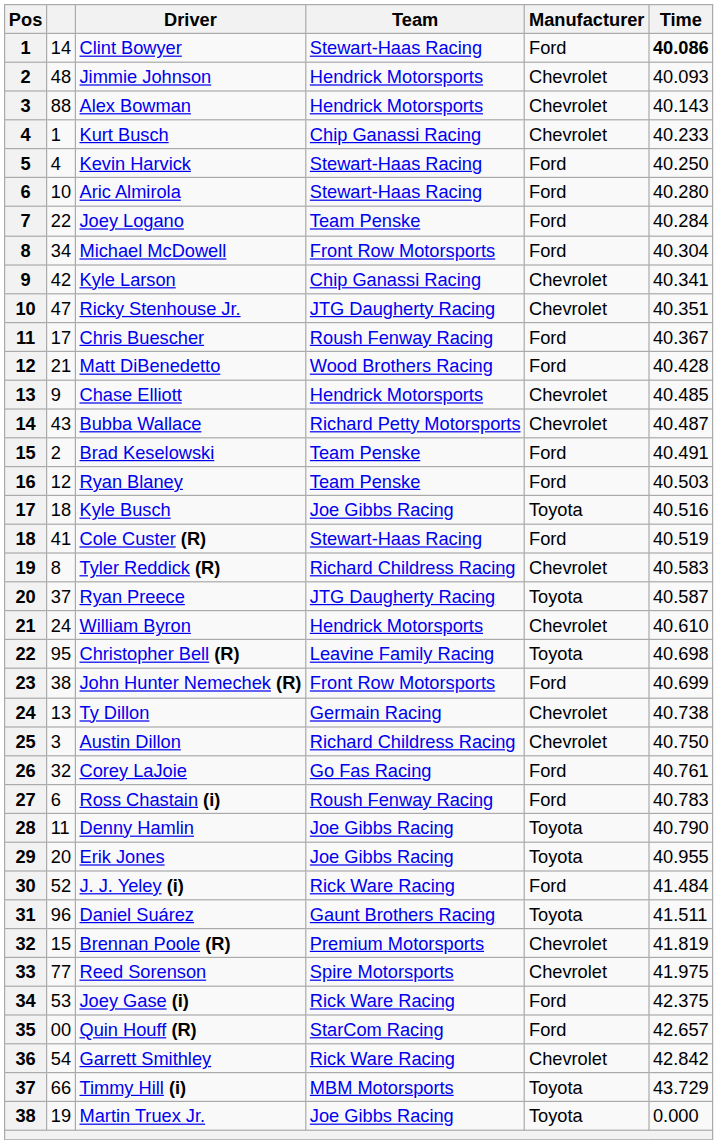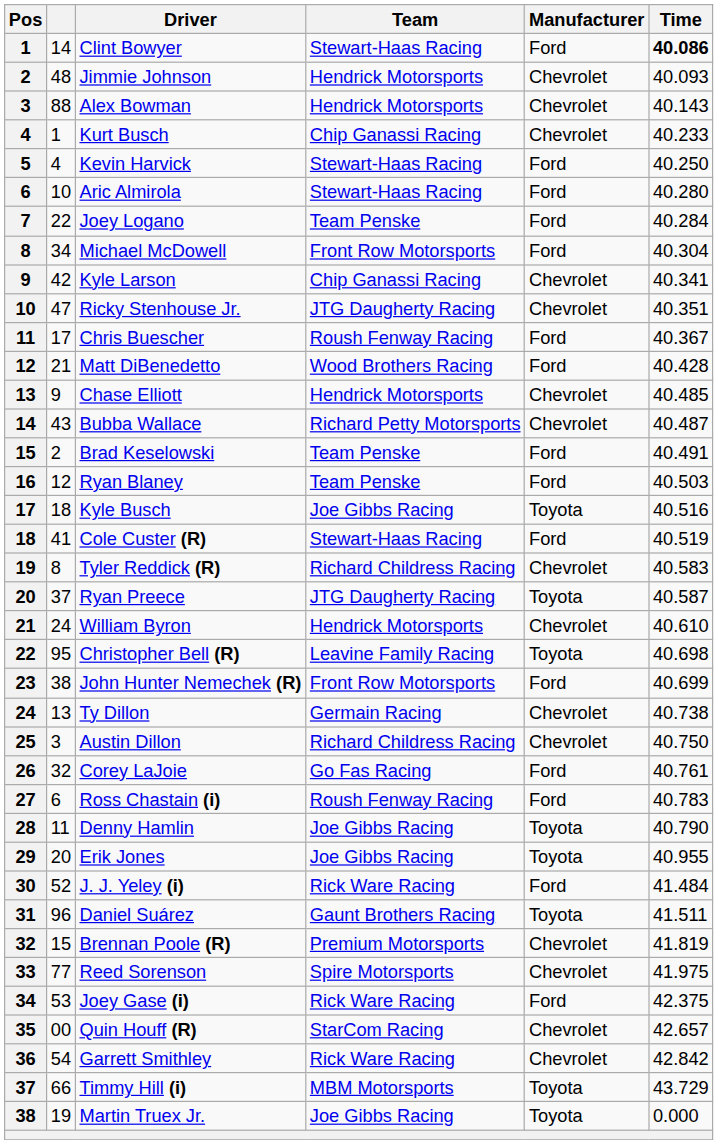(548, 1030) Ford -> (568, 1030) Chevrolet
